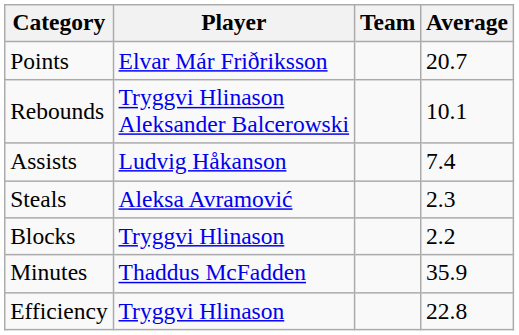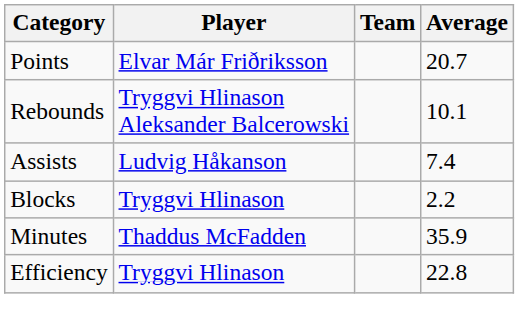- row: (38, 198)
